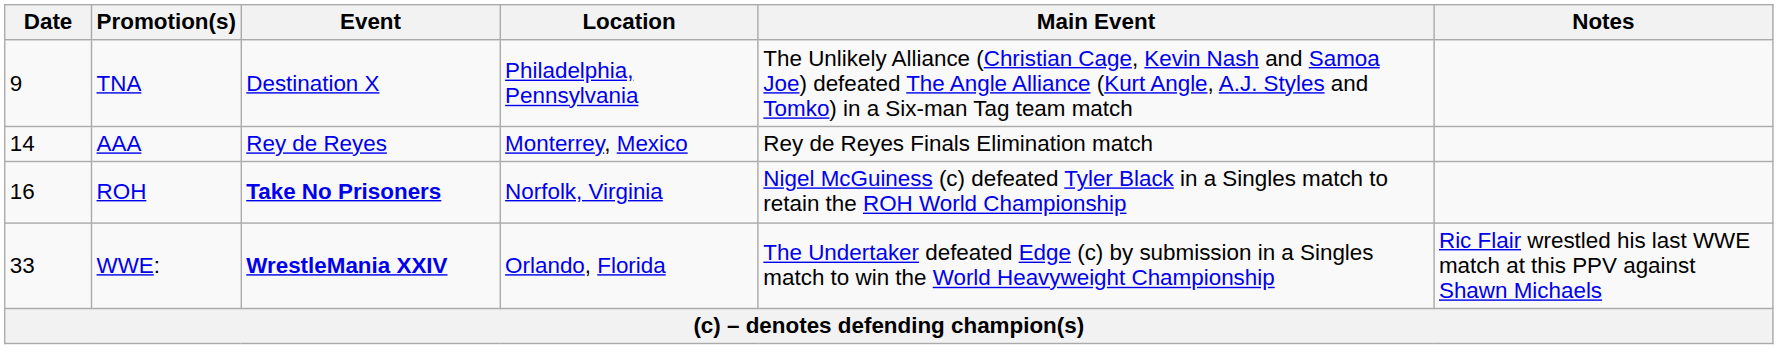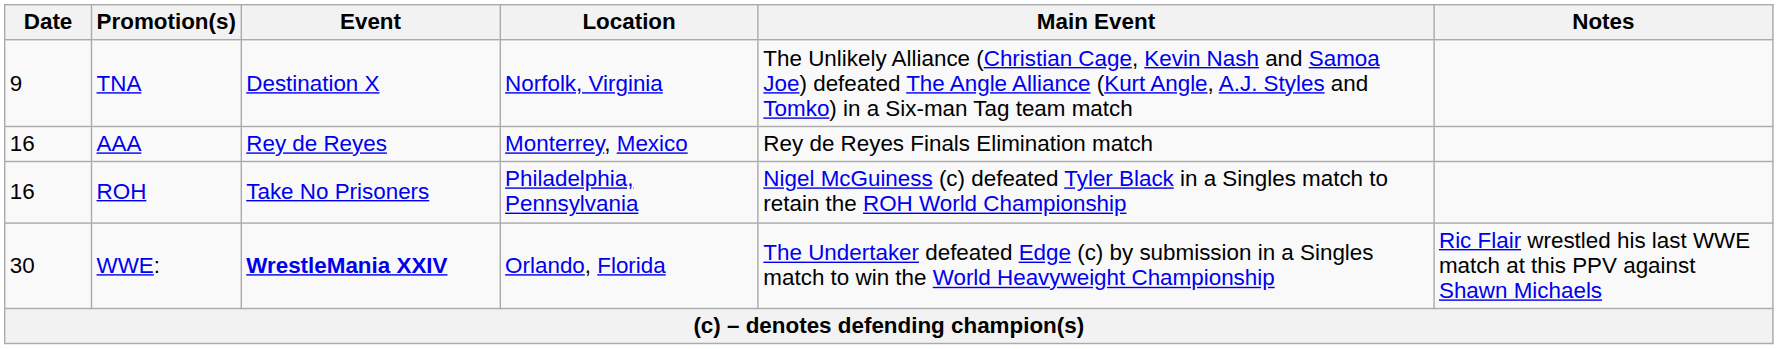(572, 82) Philadelphia, Pennsylvania -> (584, 82) Norfolk, Virginia
(22, 143) 14 -> (22, 143) 16
(344, 191) bold -> (338, 191) normal
(584, 191) Norfolk, Virginia -> (572, 191) Philadelphia, Pennsylvania
(22, 265) 33 -> (22, 265) 30
